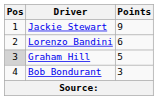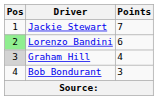(120, 27) 9 -> (120, 27) 7
(15, 43) no background -> (15, 43) lightgreen background
(120, 58) 5 -> (120, 58) 4
